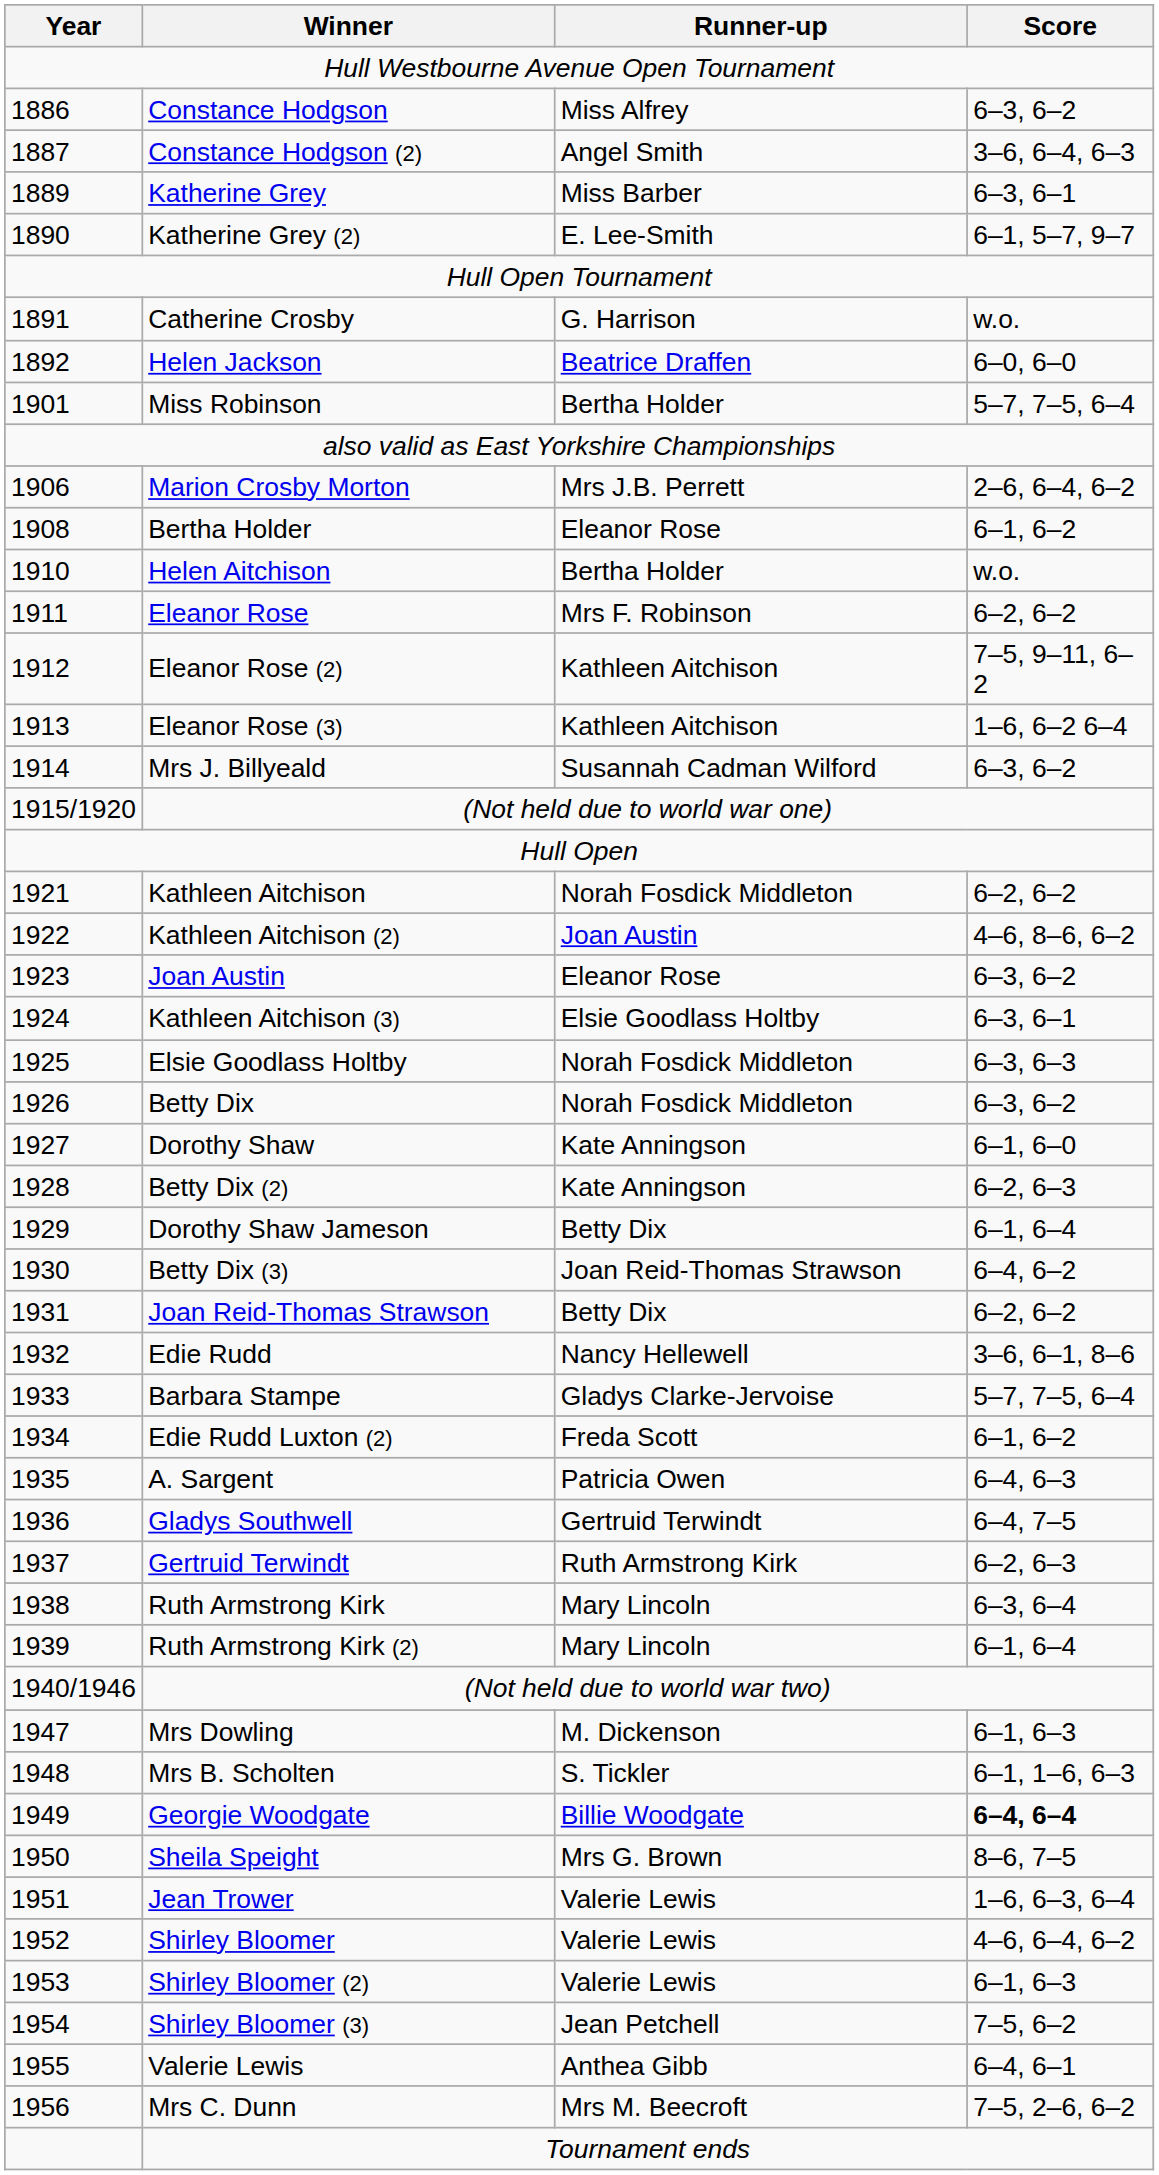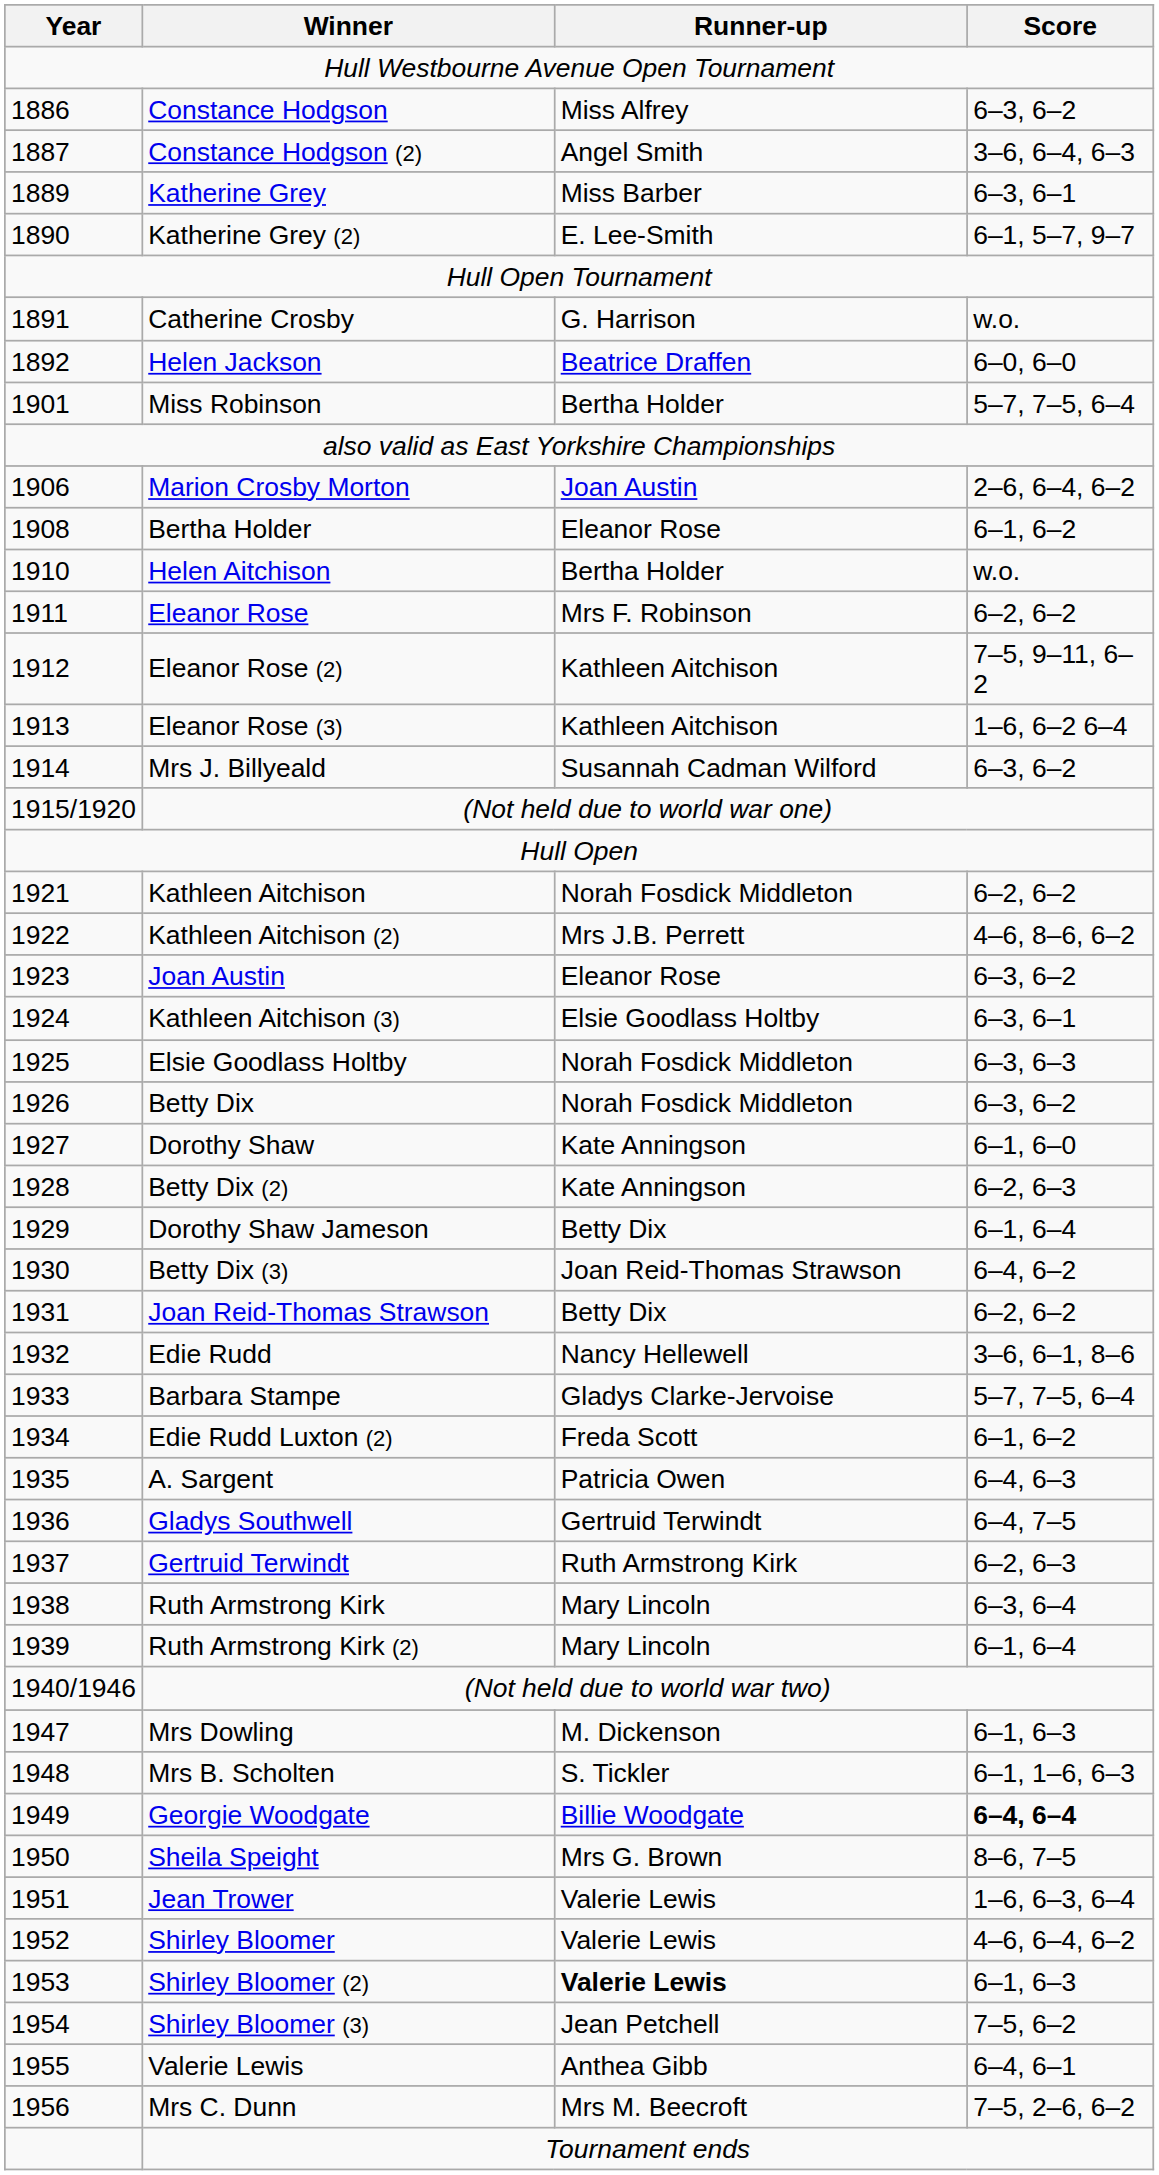(652, 487) Mrs J.B. Perrett -> (629, 487) Joan Austin
(629, 935) Joan Austin -> (652, 935) Mrs J.B. Perrett
(638, 1982) normal -> (644, 1982) bold
